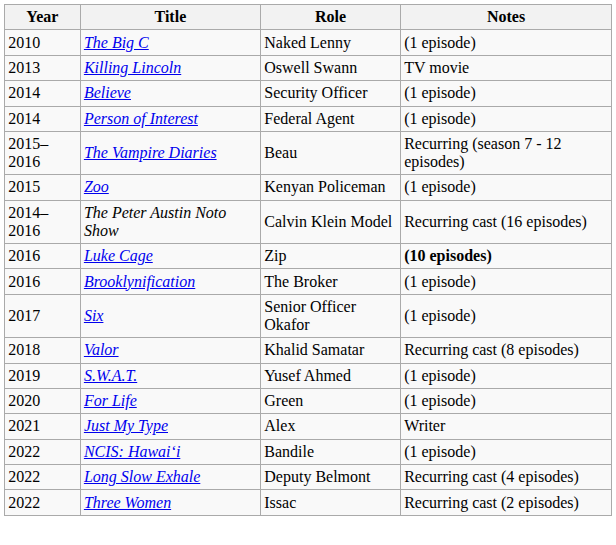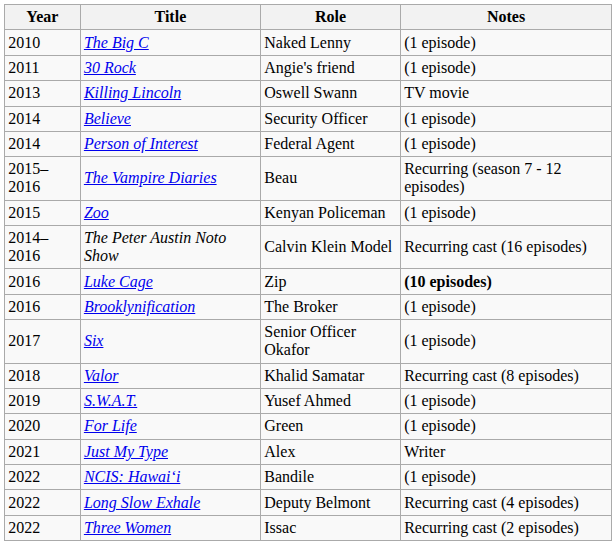+ row: (110, 67)
